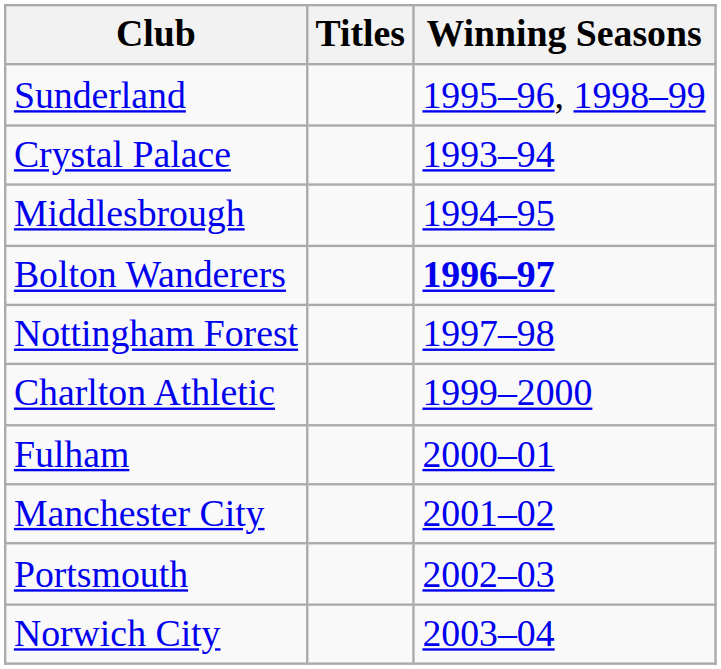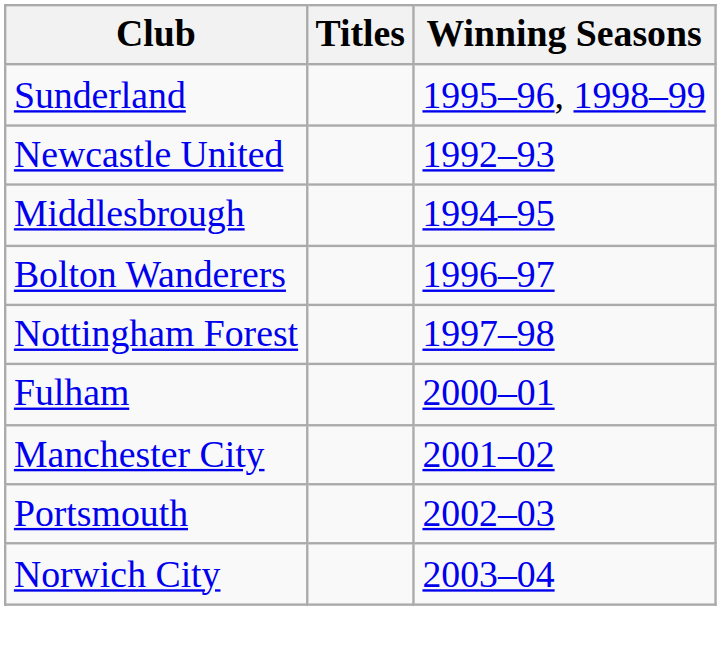+ row: (149, 154)
- row: (122, 154)
(489, 273) bold -> (489, 273) normal
- row: (144, 393)
